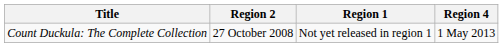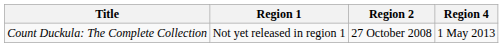columns swapped: (365, 14) <-> (253, 14)
